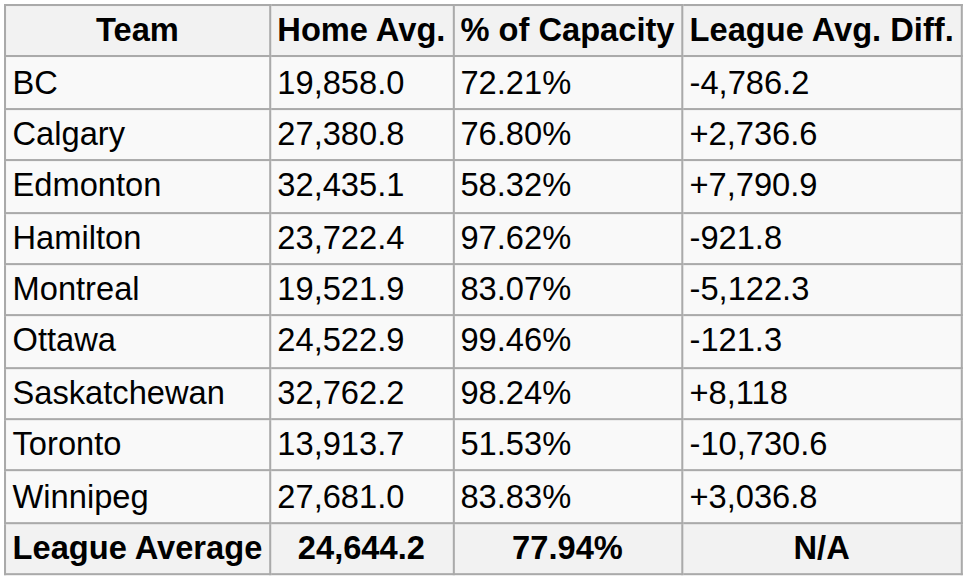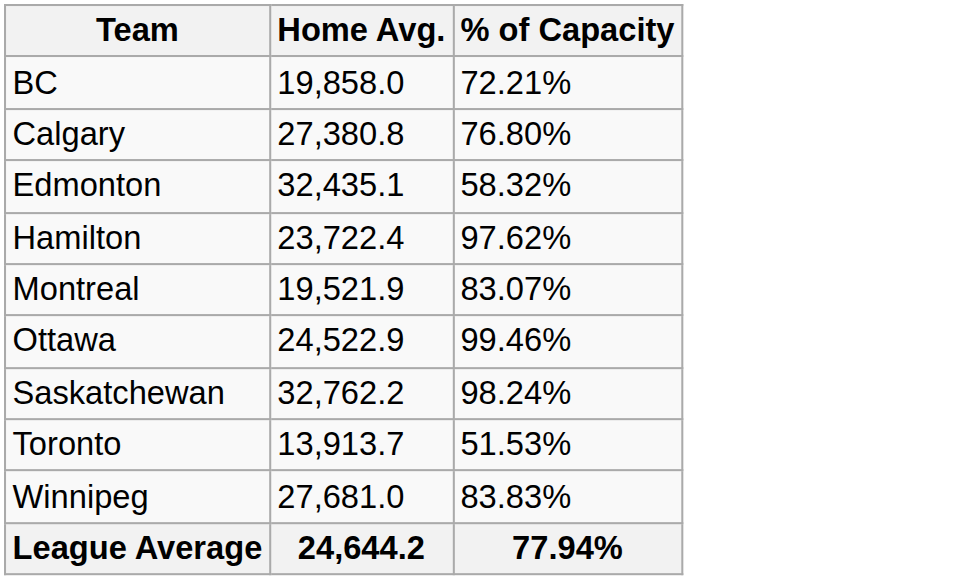- column: (822, 30)
